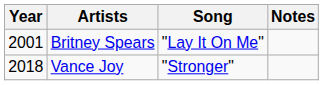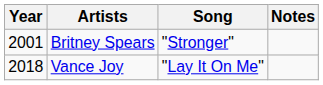(213, 42) "Lay It On Me" -> (198, 42) "Stronger"
(198, 67) "Stronger" -> (213, 67) "Lay It On Me"
